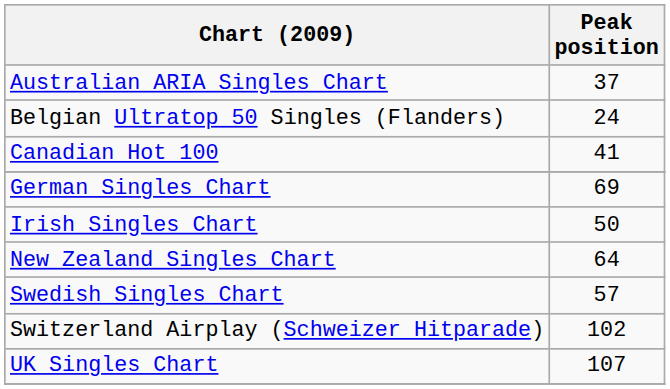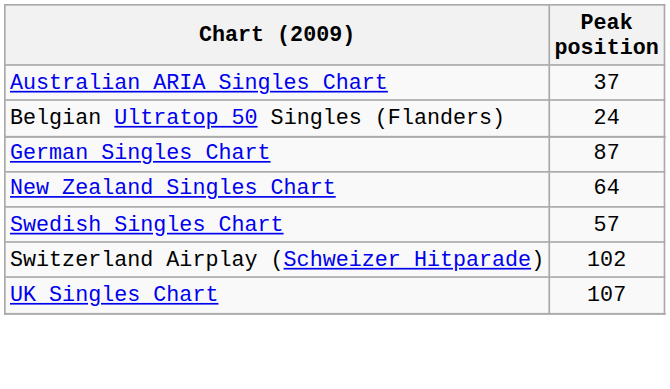- row: (114, 154)
(607, 189) 69 -> (607, 154) 87
- row: (134, 224)
